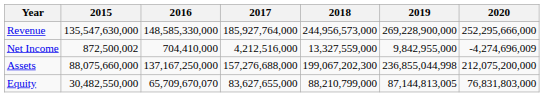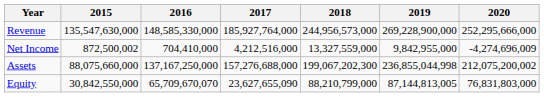(499, 65) 212,075,200,000 -> (499, 65) 212,075,200,002
(104, 83) 30,482,550,000 -> (104, 83) 30,842,550,000
(263, 83) 83,627,655,000 -> (263, 83) 23,627,655,090
